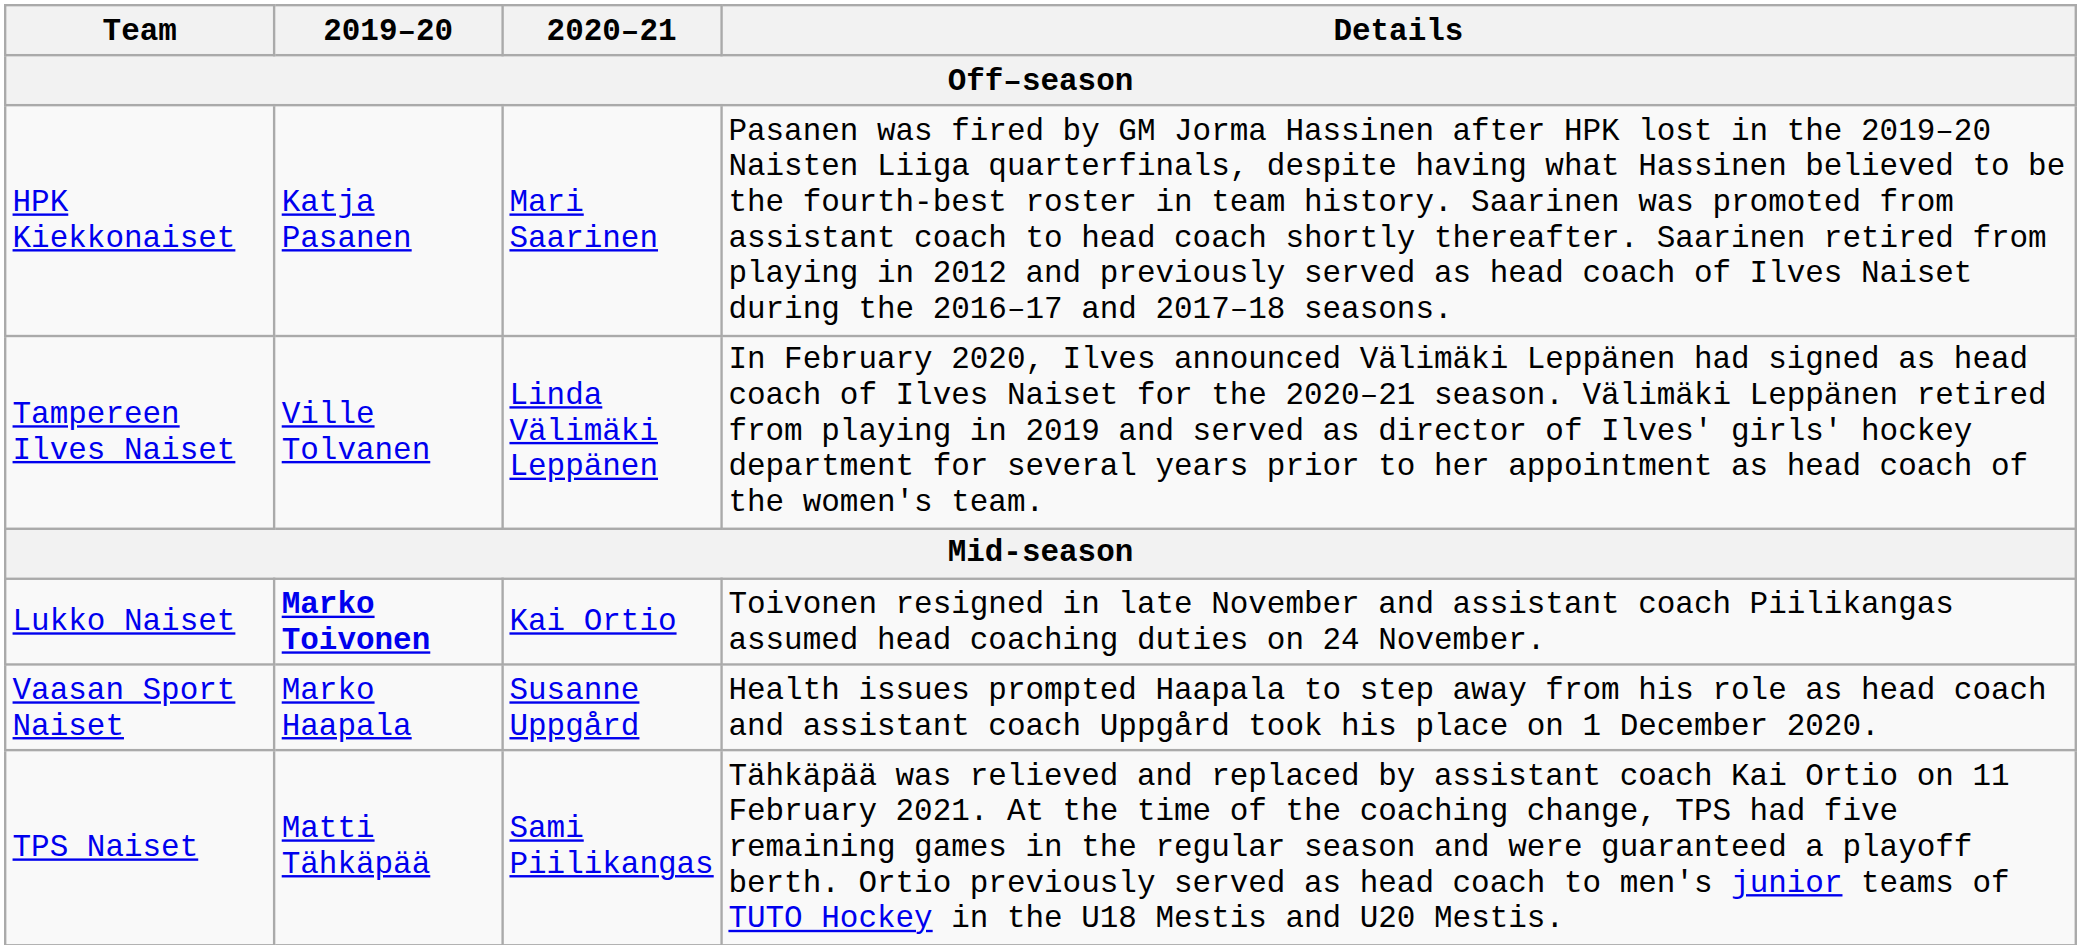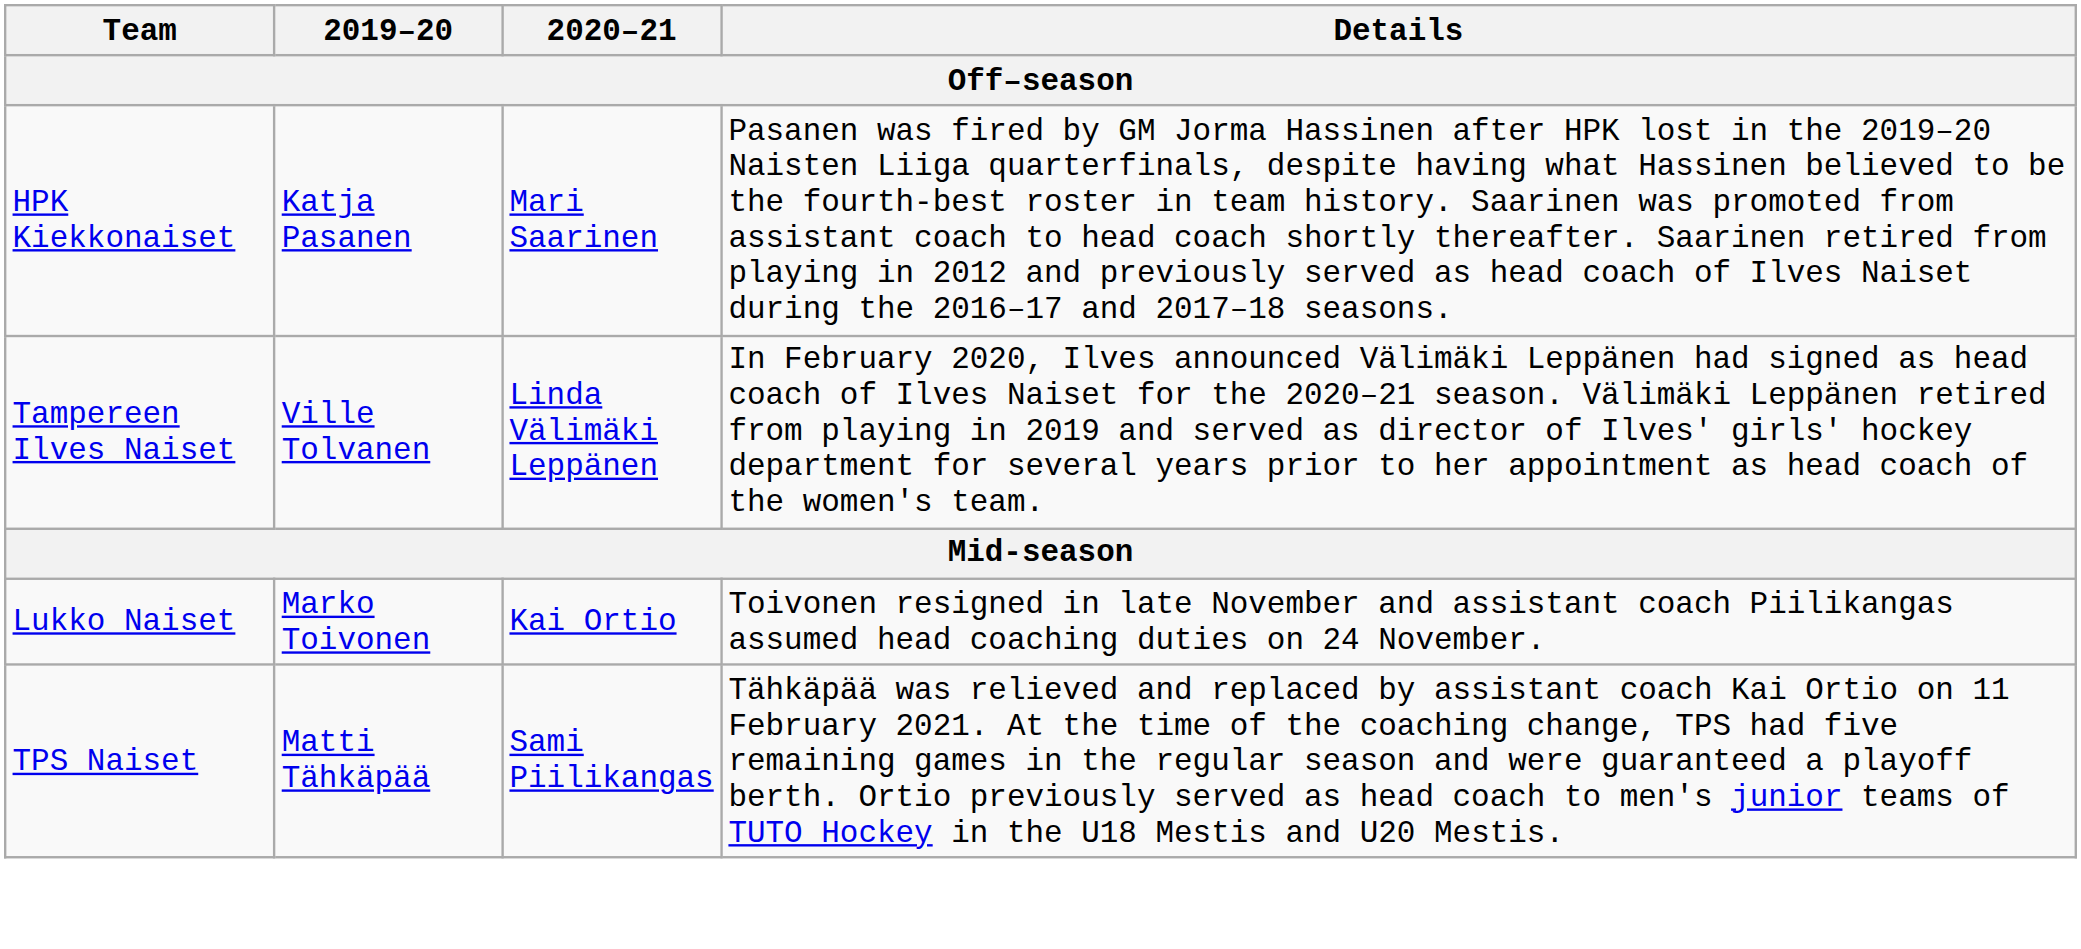(356, 622) bold -> (356, 622) normal
- row: (124, 708)
